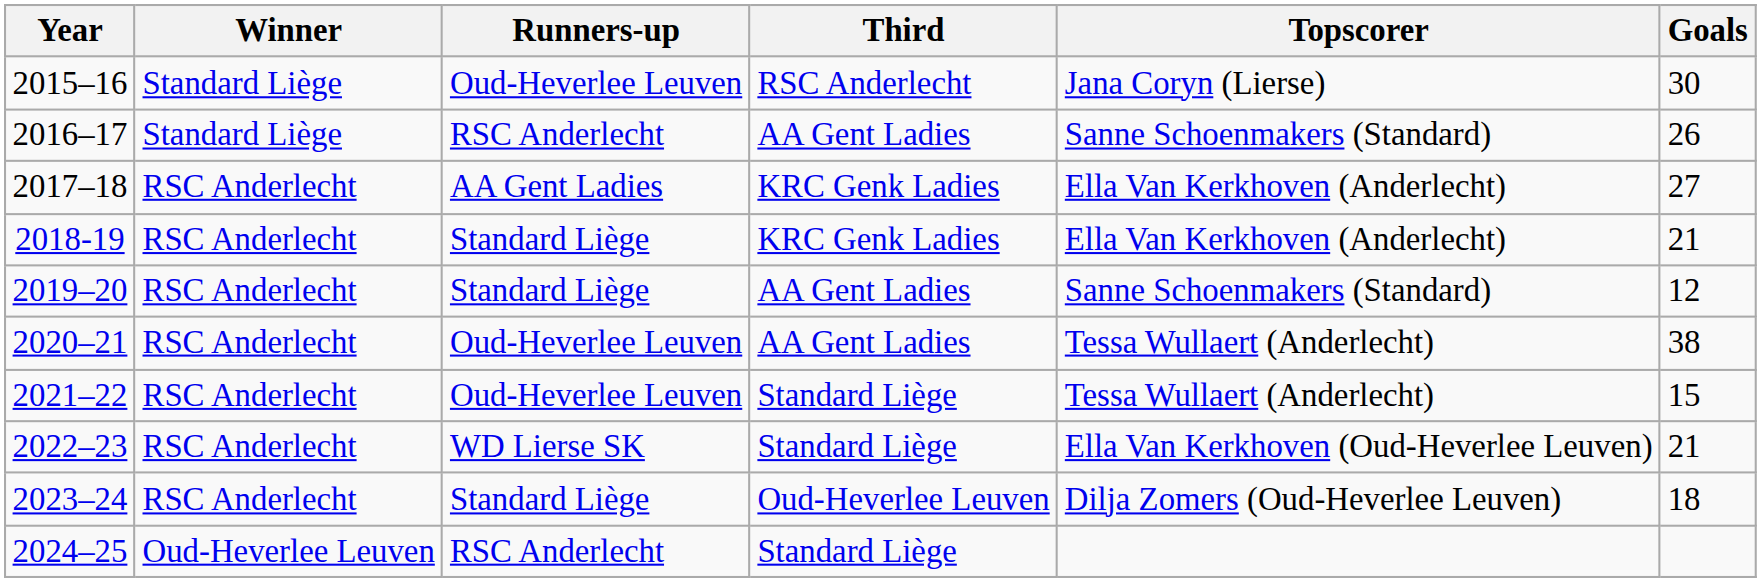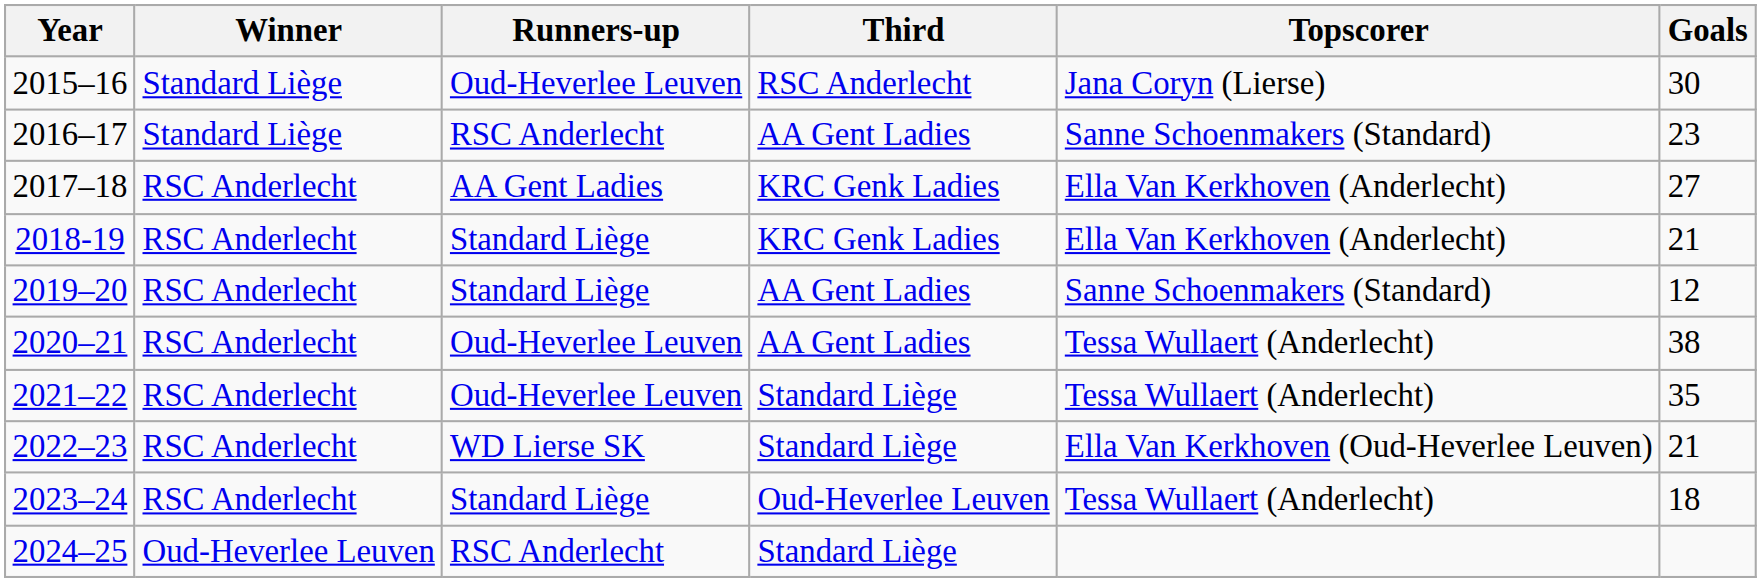(1684, 134) 26 -> (1684, 134) 23
(1684, 394) 15 -> (1684, 394) 35
(1313, 498) Dilja Zomers (Oud-Heverlee Leuven) -> (1249, 498) Tessa Wullaert (Anderlecht)
